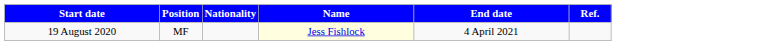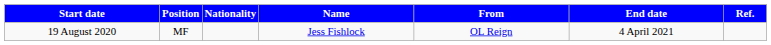+ column: (491, 13)
(336, 31) lightyellow background -> (336, 31) no background
